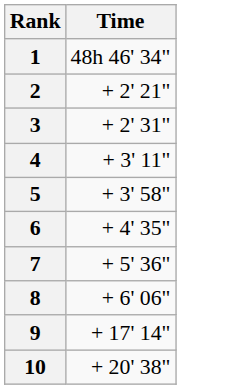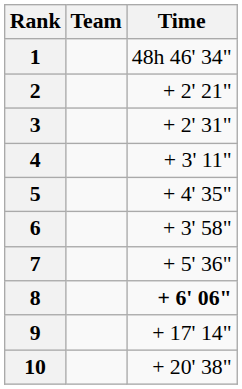+ column: (96, 21)
(136, 194) + 3' 58" -> (197, 194) + 4' 35"
(136, 228) + 4' 35" -> (197, 228) + 3' 58"
(136, 297) normal -> (195, 297) bold
